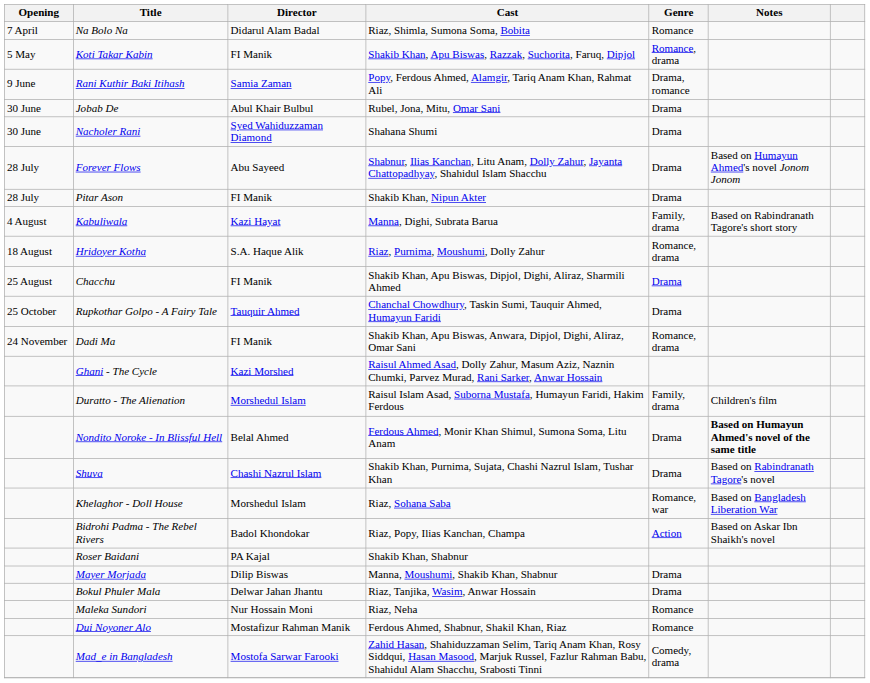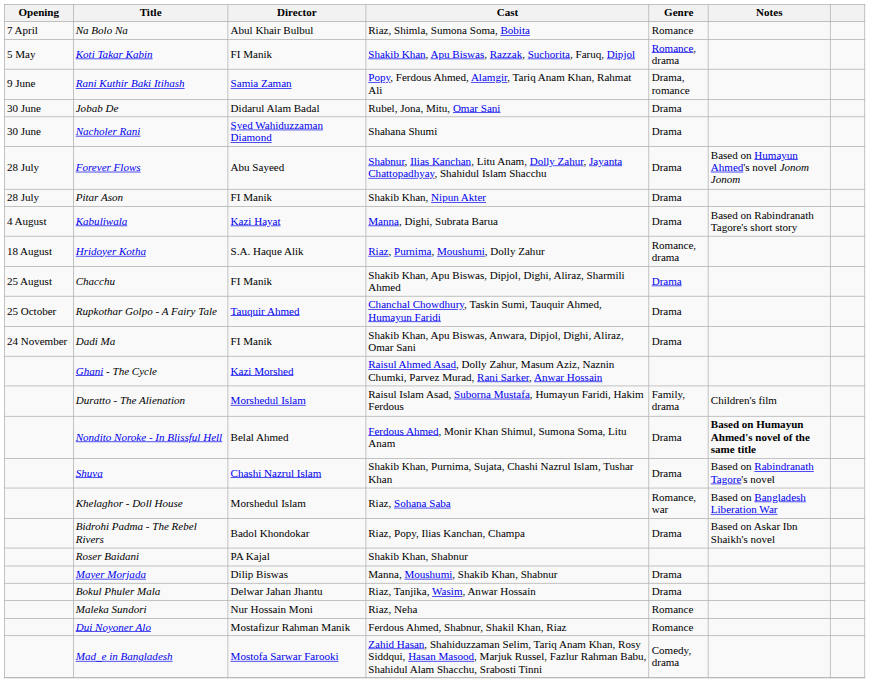(275, 30) Didarul Alam Badal -> (272, 30) Abul Khair Bulbul
(272, 108) Abul Khair Bulbul -> (275, 108) Didarul Alam Badal
(668, 221) Family, drama -> (667, 221) Drama
(674, 341) Romance, drama -> (667, 341) Drama
(667, 533) Action -> (667, 533) Drama
